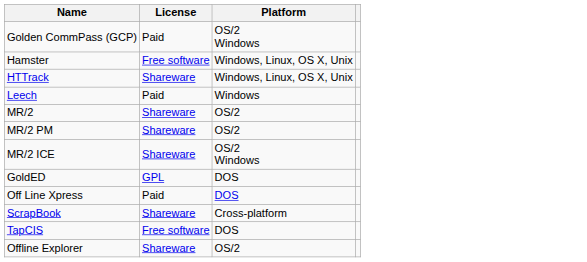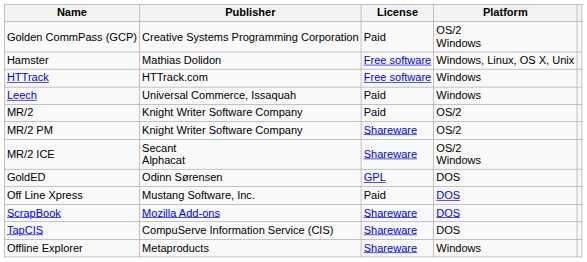+ column: (250, 13)
(169, 78) Shareware -> (397, 78) Free software
(284, 78) Windows, Linux, OS X, Unix -> (459, 78) Windows
(169, 113) Shareware -> (375, 113) Paid
(251, 213) Cross-platform -> (448, 213) DOS
(176, 230) Free software -> (390, 230) Shareware
(227, 248) OS/2 -> (459, 248) Windows
